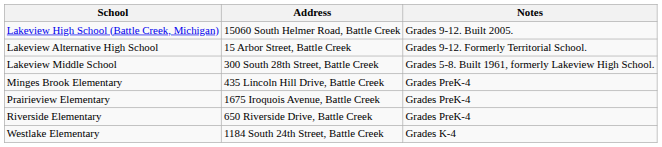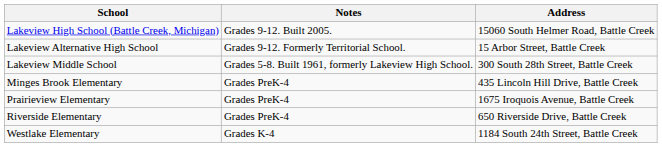columns swapped: (312, 13) <-> (530, 13)
